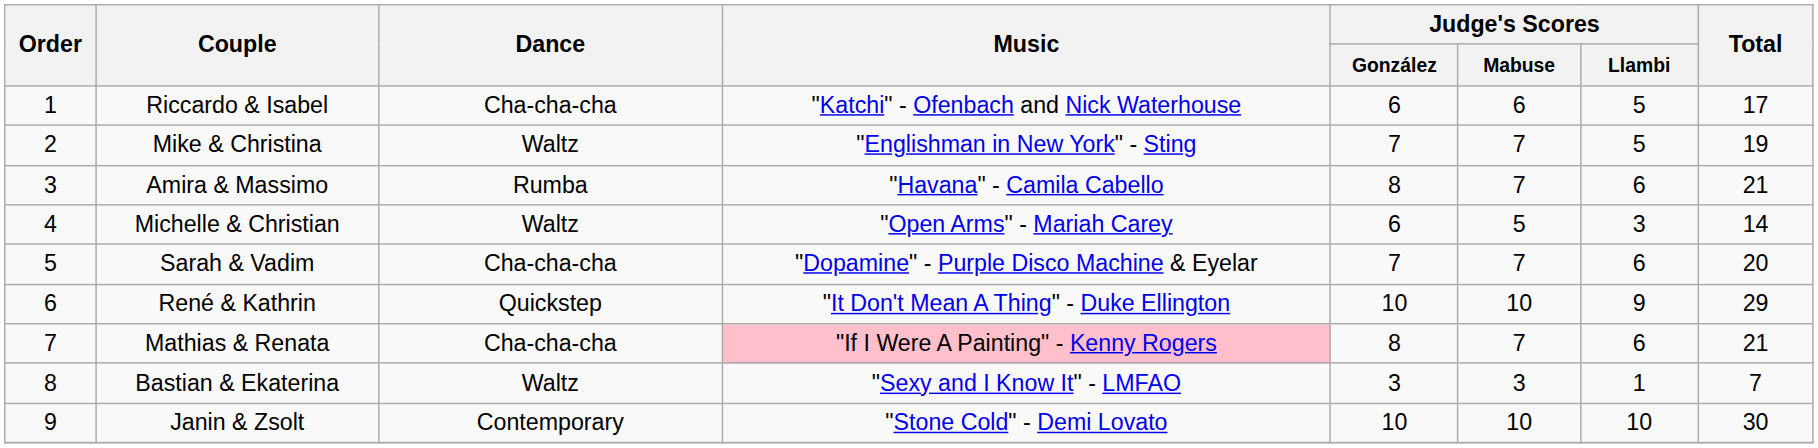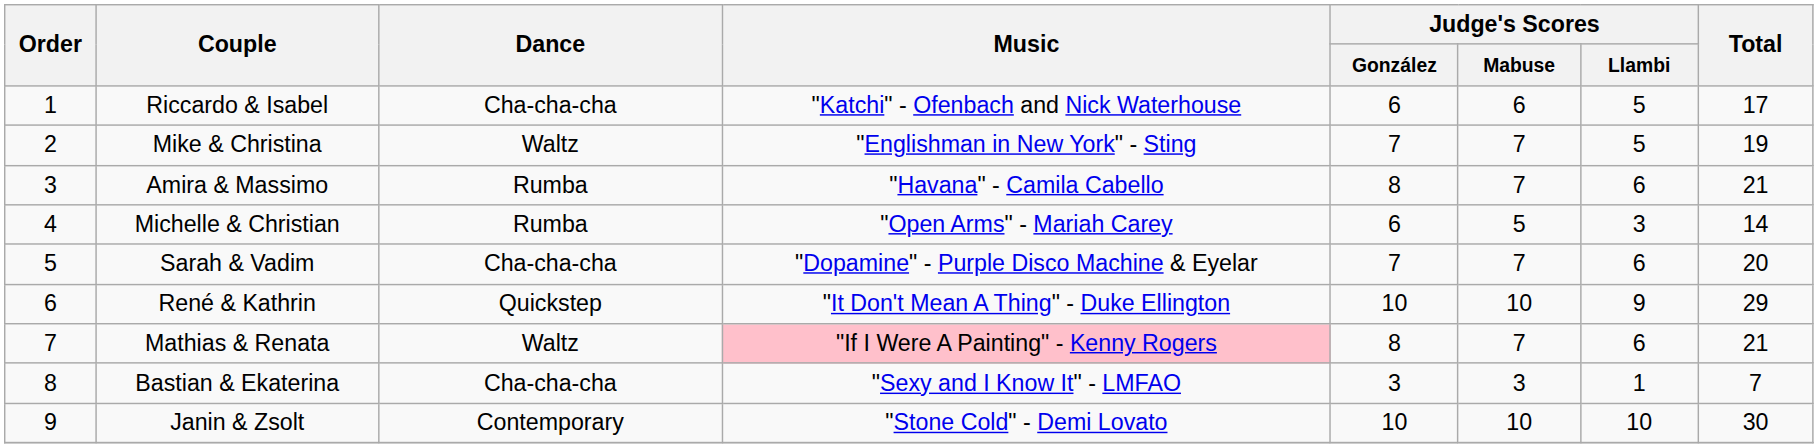(550, 224) Waltz -> (550, 224) Rumba
(550, 343) Cha-cha-cha -> (550, 343) Waltz
(550, 383) Waltz -> (550, 383) Cha-cha-cha
